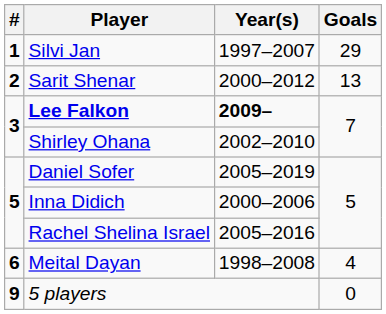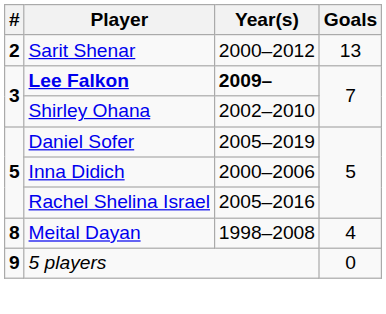- row: (64, 50)
(14, 263) 6 -> (14, 232) 8
